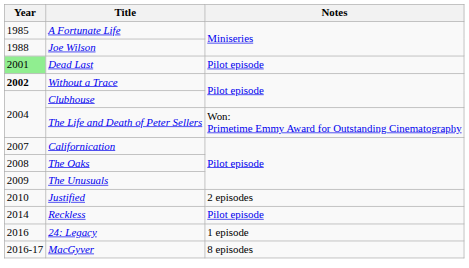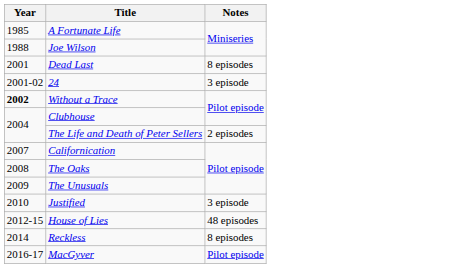(18, 64) lightgreen background -> (18, 64) no background
(236, 64) Pilot episode -> (230, 64) 8 episodes
+ row: (54, 82)
(334, 122) Won: Primetime Emmy Award for Outstanding Cinematography -> (230, 133) 2 episodes
(230, 197) 2 episodes -> (228, 202) 3 episode
+ row: (78, 220)
(236, 215) Pilot episode -> (230, 237) 8 episodes
- row: (72, 232)
(230, 249) 8 episodes -> (236, 254) Pilot episode
